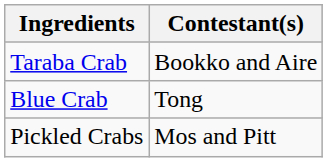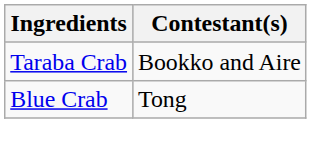- row: (77, 136)
